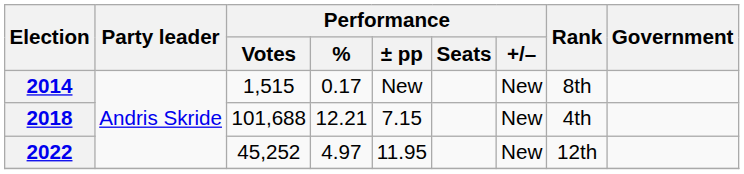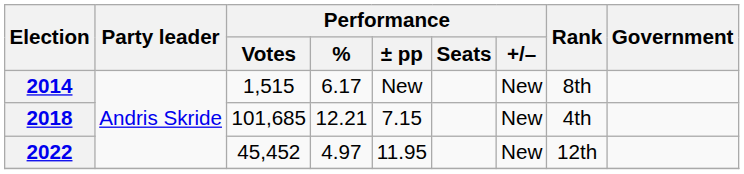(341, 86) 0.17 -> (341, 86) 6.17
(269, 119) 101,688 -> (269, 119) 101,685
(269, 151) 45,252 -> (269, 151) 45,452
